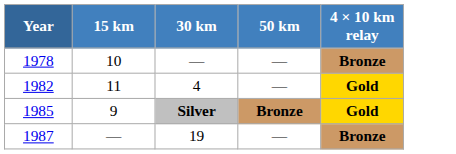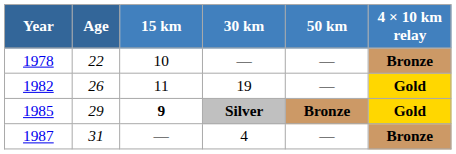+ column: (96, 26)
(197, 86) 4 -> (244, 86) 19
(114, 111) normal -> (161, 111) bold
(197, 136) 19 -> (244, 136) 4
